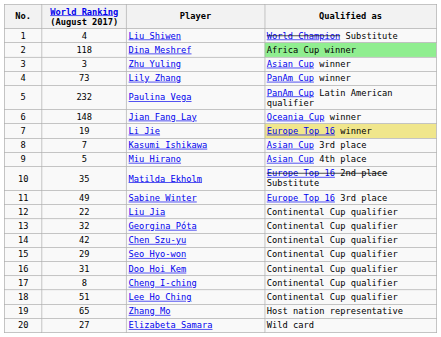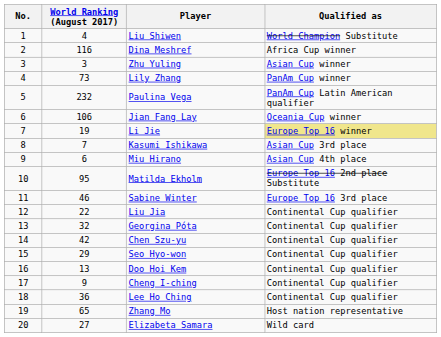(84, 50) 118 -> (84, 50) 116
(311, 50) lightgreen background -> (311, 50) no background
(84, 117) 148 -> (84, 117) 106
(84, 159) 5 -> (84, 159) 6
(84, 179) 35 -> (84, 179) 95
(84, 198) 49 -> (84, 198) 46
(84, 269) 31 -> (84, 269) 13
(84, 283) 8 -> (84, 283) 9
(84, 297) 51 -> (84, 297) 36
